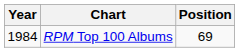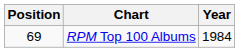columns swapped: (22, 15) <-> (205, 15)
